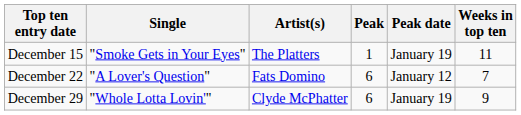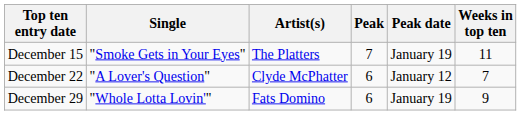(369, 53) 1 -> (369, 53) 7
(289, 76) Fats Domino -> (300, 76) Clyde McPhatter
(300, 98) Clyde McPhatter -> (289, 98) Fats Domino
